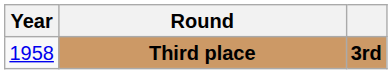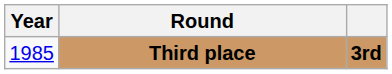(32, 53) 1958 -> (32, 53) 1985
